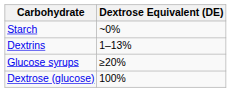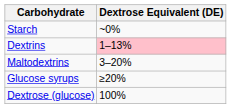(115, 46) no background -> (115, 46) pink background
+ row: (38, 62)
